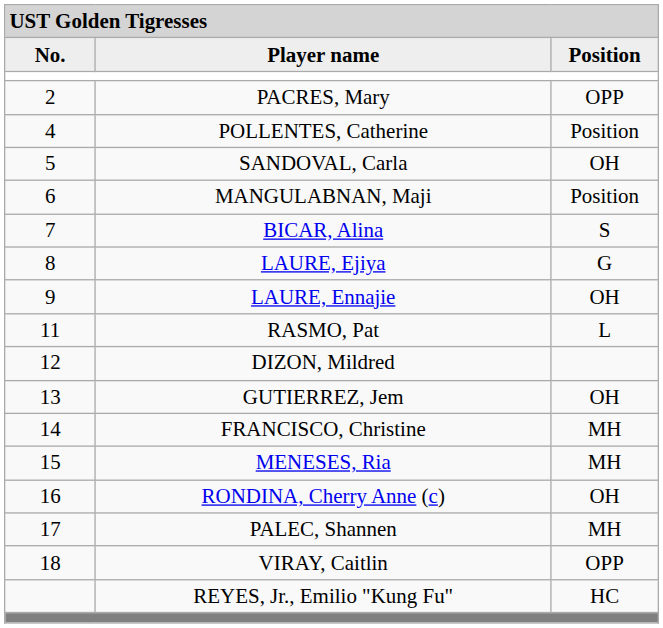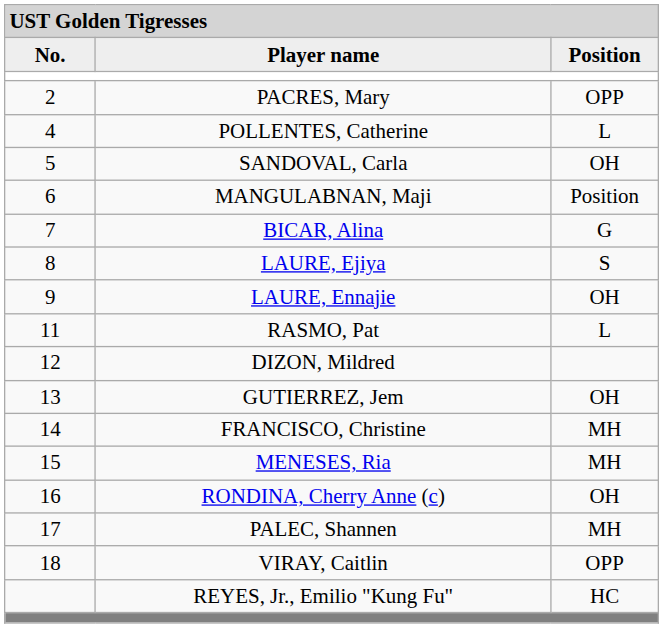(605, 130) Position -> (605, 130) L
(605, 230) S -> (605, 230) G
(605, 263) G -> (605, 263) S
